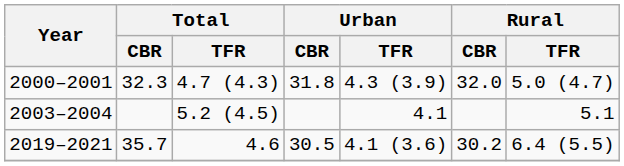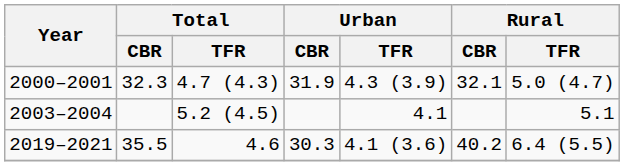(312, 83) 31.8 -> (312, 83) 31.9
(479, 83) 32.0 -> (479, 83) 32.1
(145, 145) 35.7 -> (145, 145) 35.5
(312, 145) 30.5 -> (312, 145) 30.3
(479, 145) 30.2 -> (479, 145) 40.2
